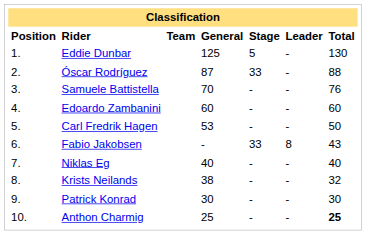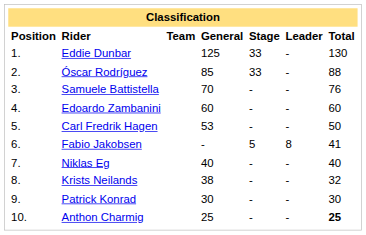(252, 53) 5 -> (255, 53) 33
(207, 72) 87 -> (207, 72) 85
(255, 144) 33 -> (252, 144) 5
(335, 144) 43 -> (335, 144) 41
